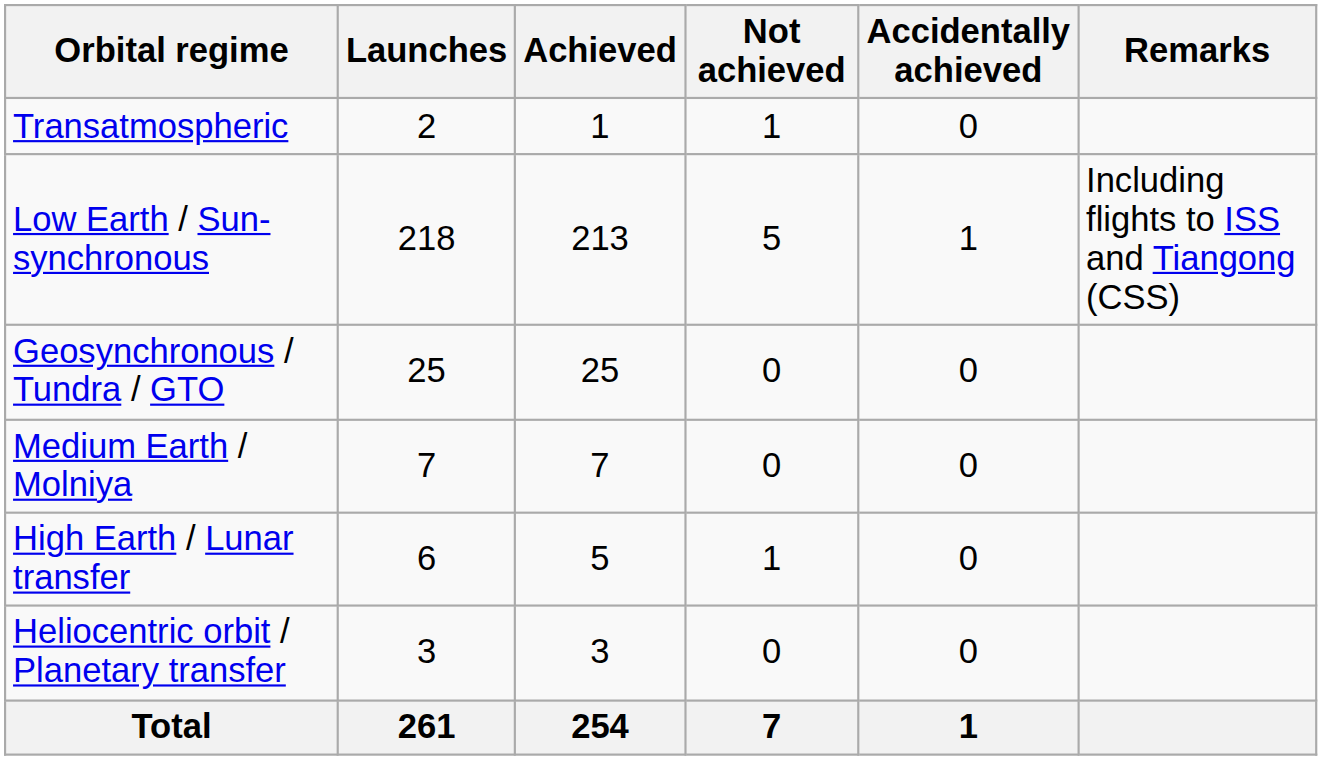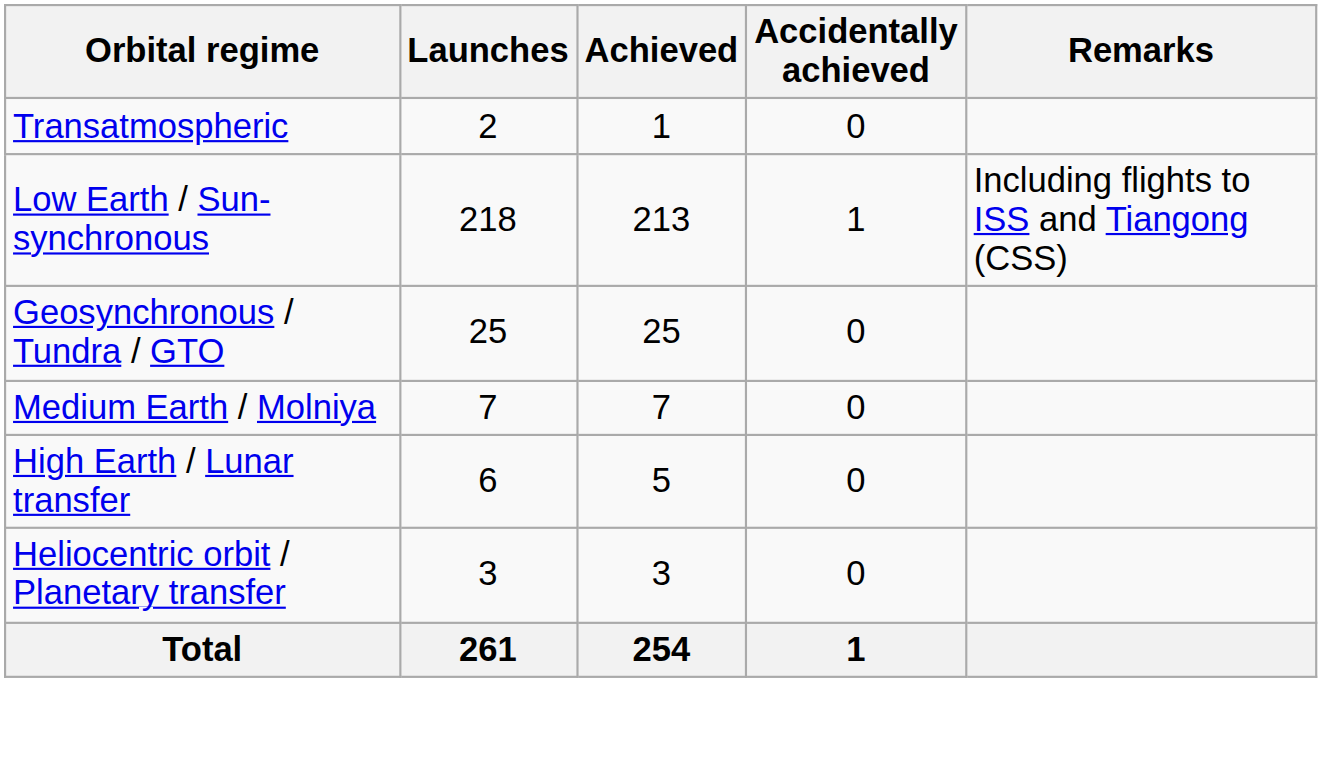- column: (772, 51)
